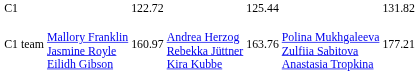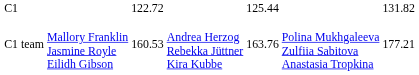(147, 44) 160.97 -> (147, 44) 160.53
